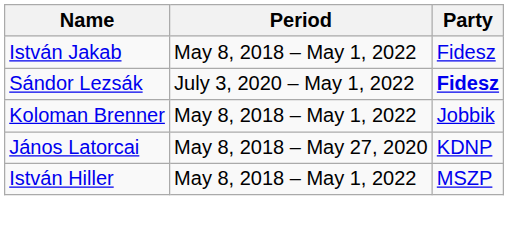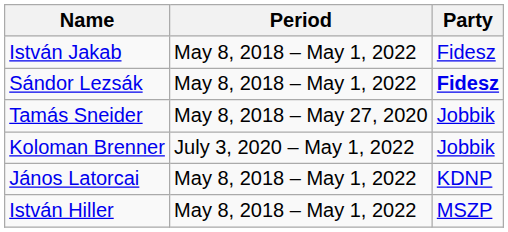(294, 83) July 3, 2020 – May 1, 2022 -> (295, 83) May 8, 2018 – May 1, 2022
+ row: (76, 115)
(295, 115) May 8, 2018 – May 1, 2022 -> (294, 147) July 3, 2020 – May 1, 2022
(301, 147) May 8, 2018 – May 27, 2020 -> (295, 178) May 8, 2018 – May 1, 2022
